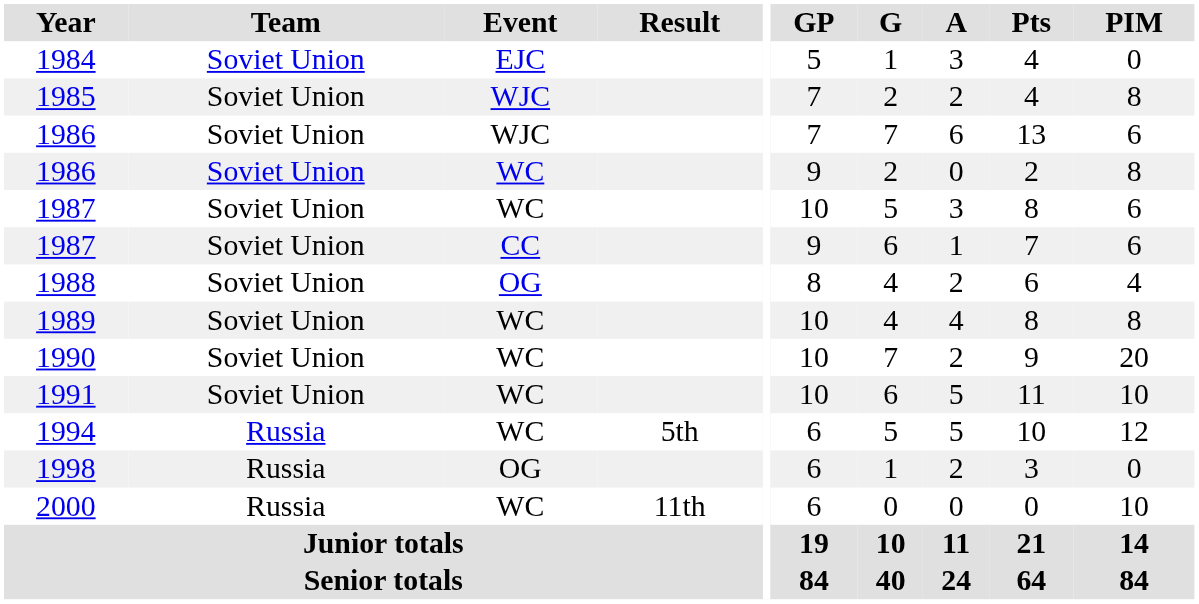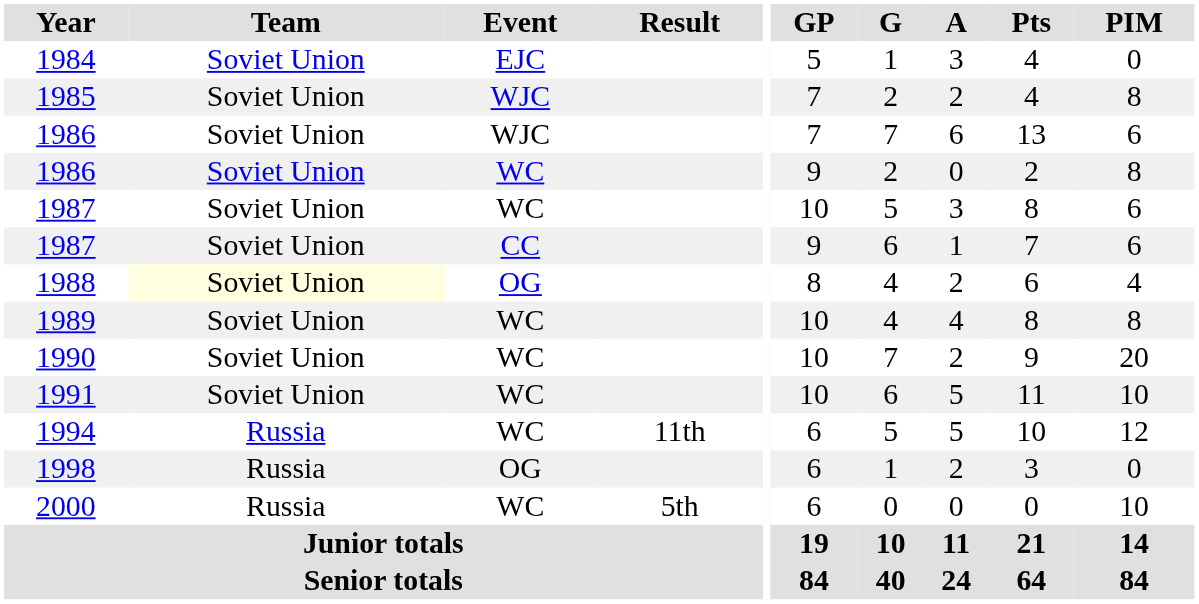(286, 282) no background -> (286, 282) lightyellow background
(680, 431) 5th -> (680, 431) 11th
(680, 505) 11th -> (680, 505) 5th
